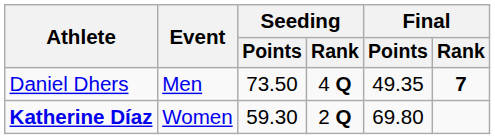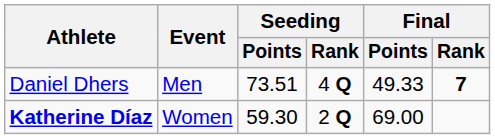(272, 85) 73.50 -> (272, 85) 73.51
(398, 85) 49.35 -> (398, 85) 49.33
(398, 117) 69.80 -> (398, 117) 69.00
